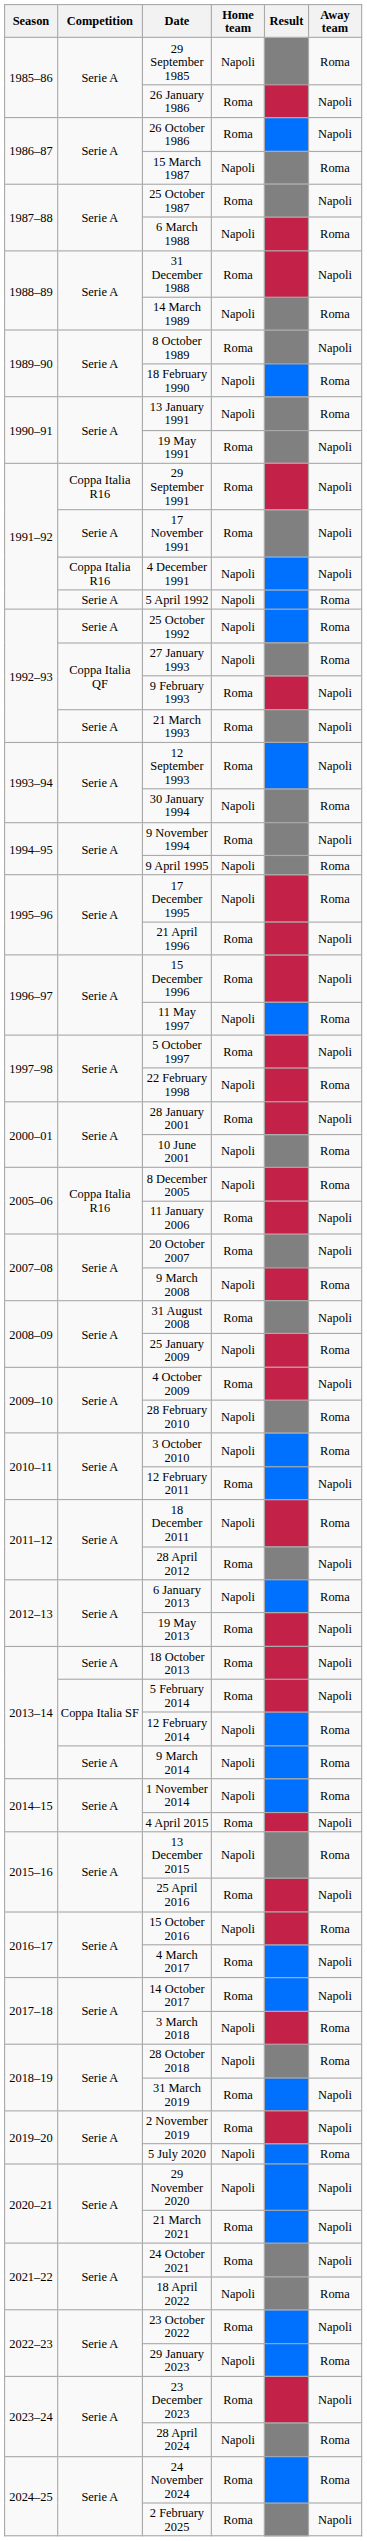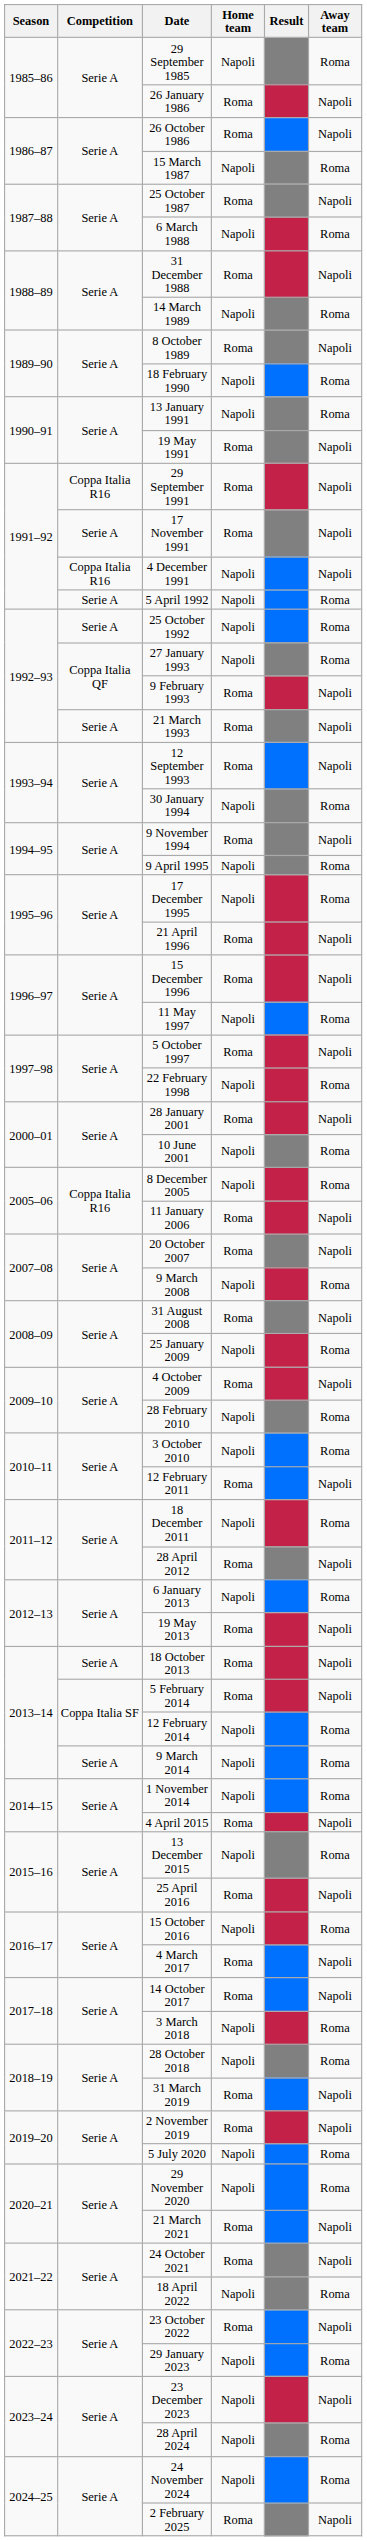(335, 2187) Napoli -> (335, 2187) Roma
(238, 2400) Roma -> (238, 2400) Napoli
(238, 2480) Roma -> (238, 2480) Napoli
